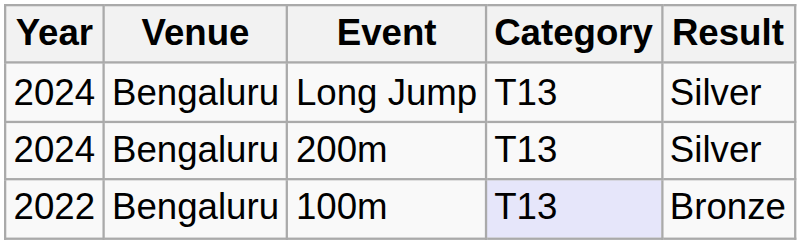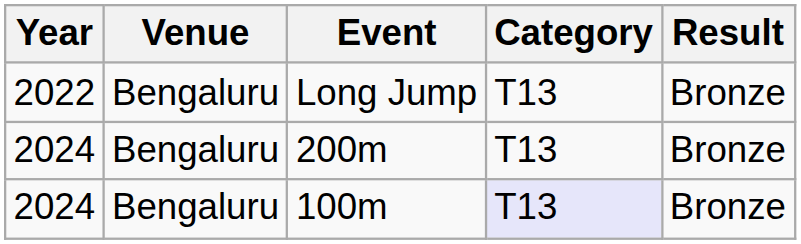(54, 91) 2024 -> (54, 91) 2022
(716, 91) Silver -> (728, 91) Bronze
(716, 149) Silver -> (728, 149) Bronze
(54, 207) 2022 -> (54, 207) 2024
